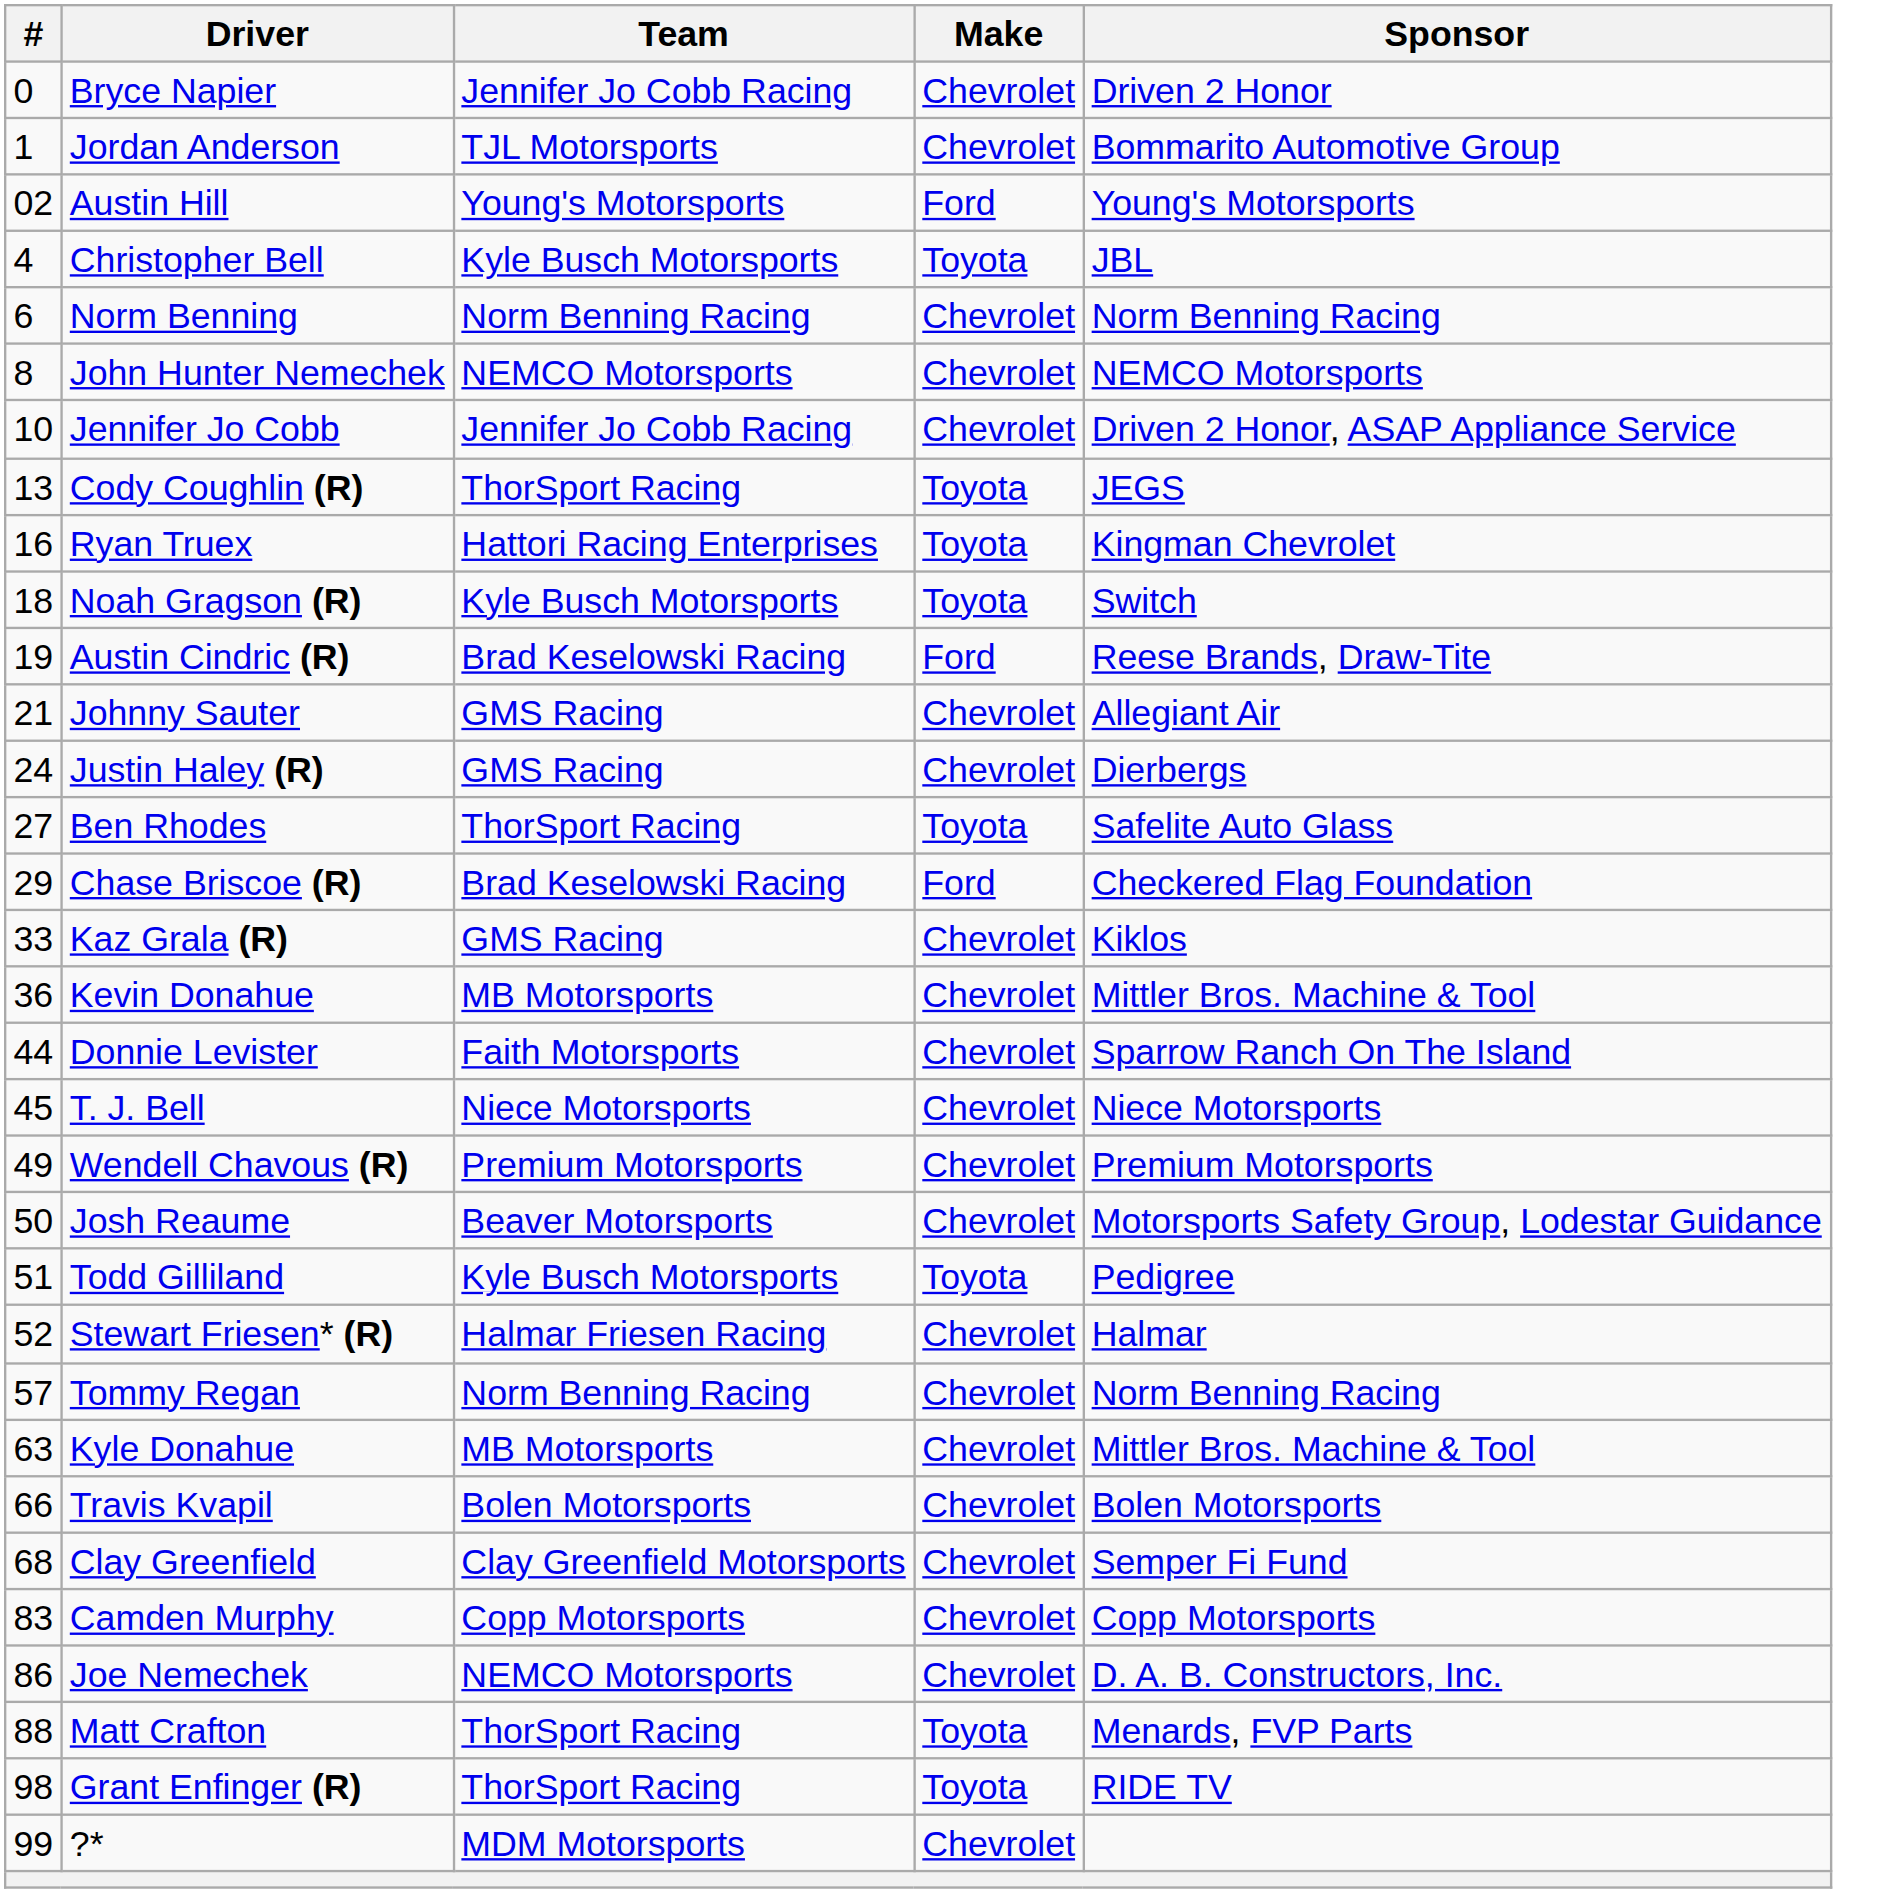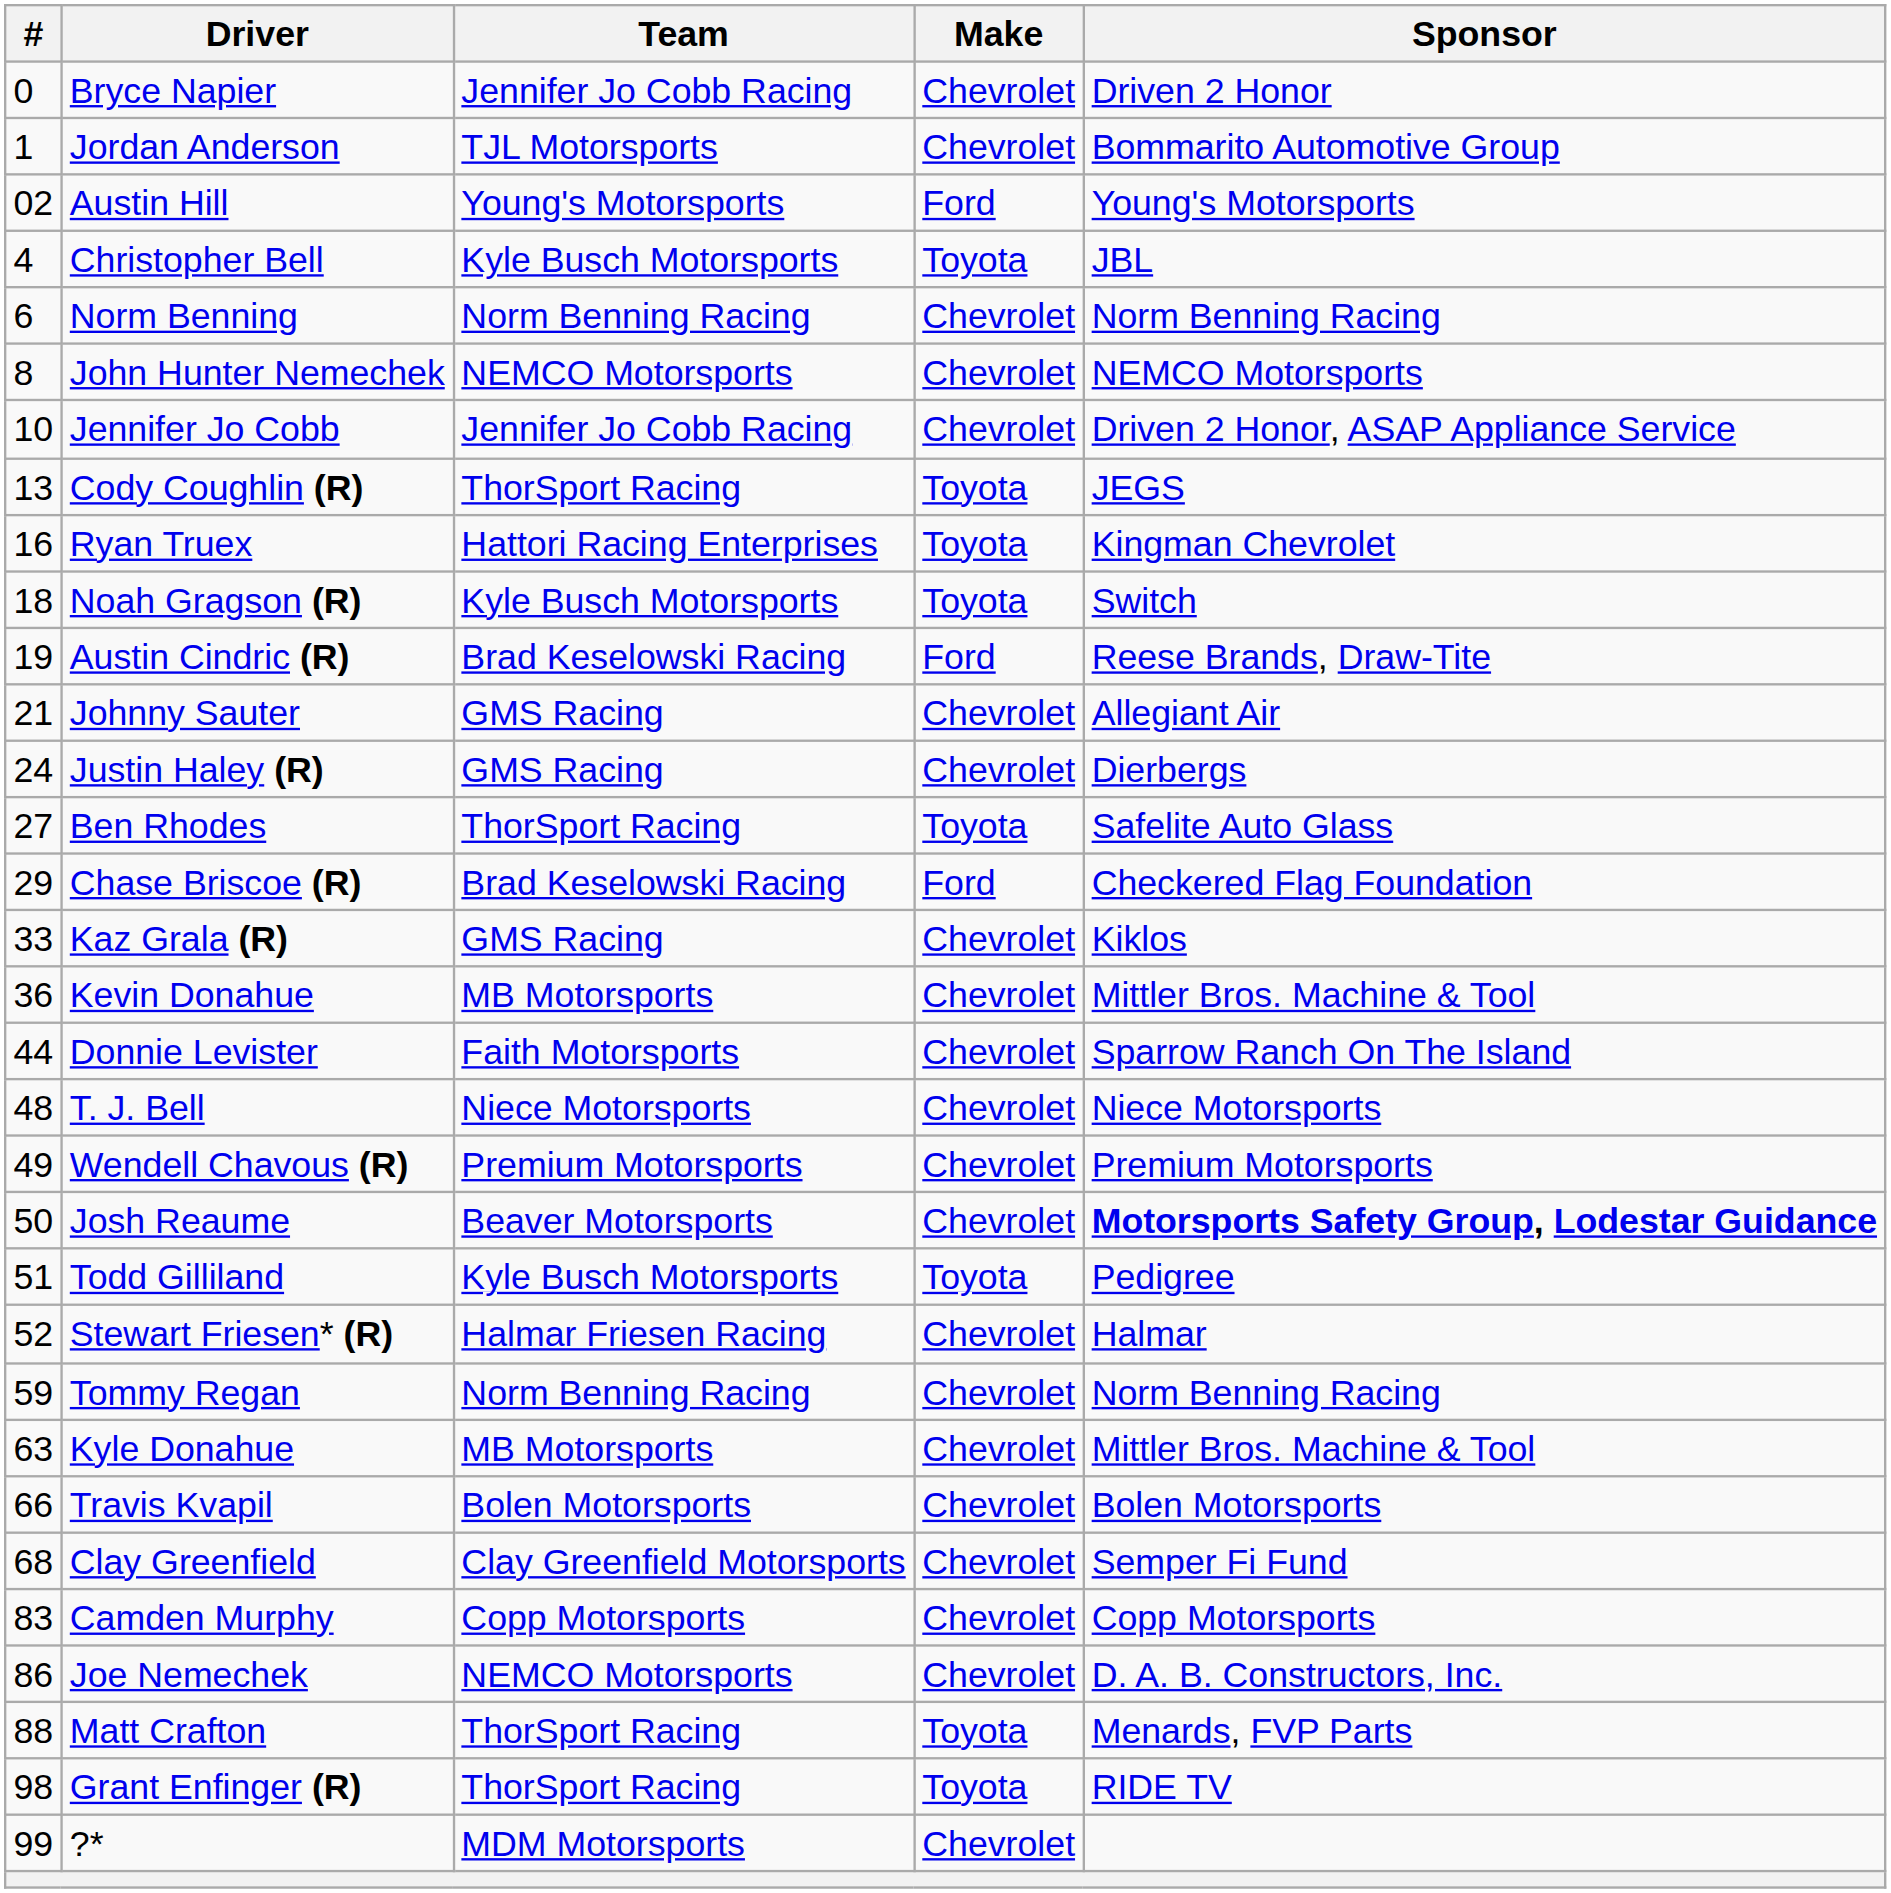(33, 1108) 45 -> (33, 1108) 48
(1457, 1221) normal -> (1484, 1221) bold
(33, 1391) 57 -> (33, 1391) 59
